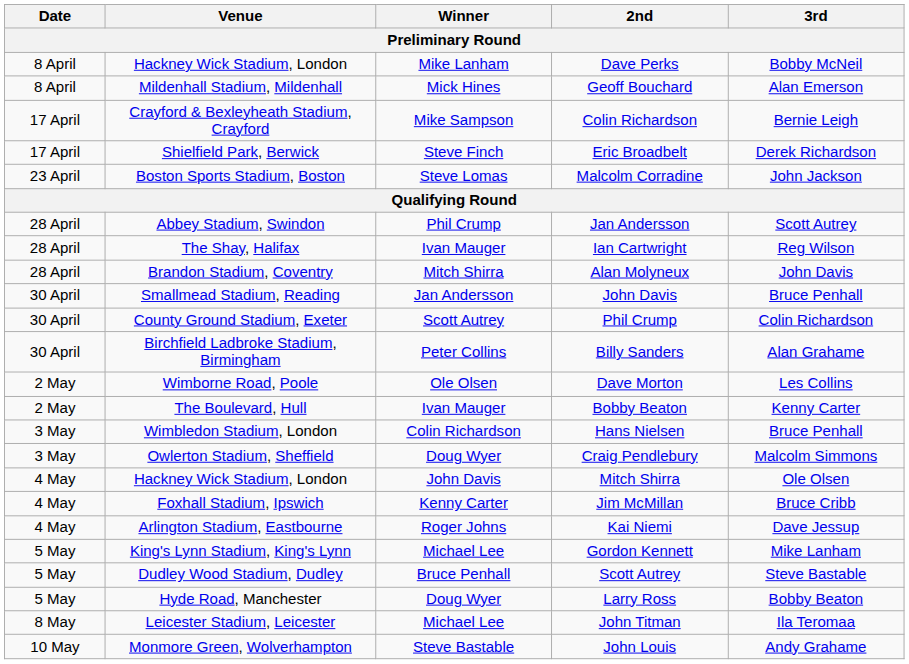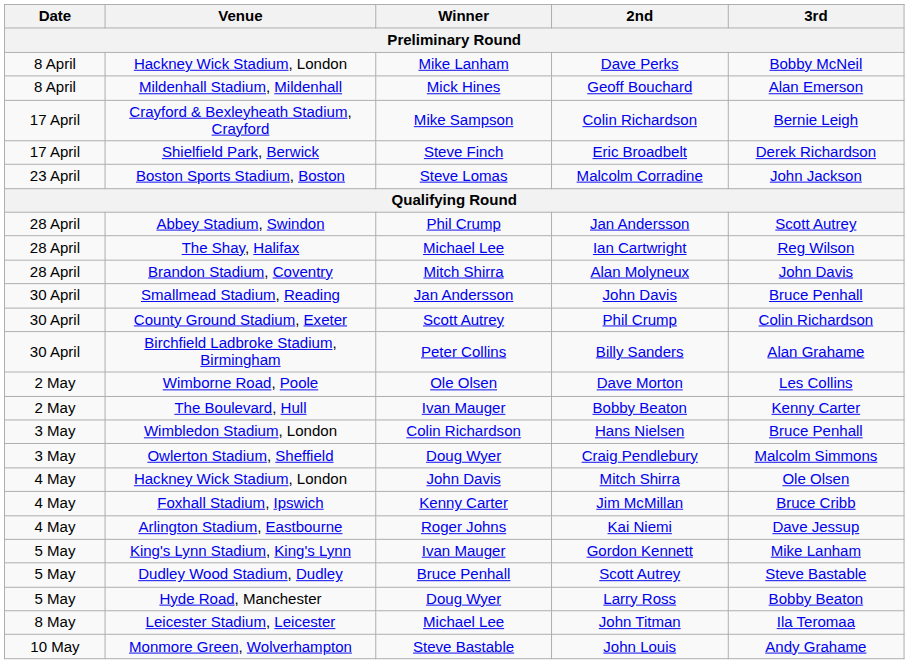(464, 248) Ivan Mauger -> (464, 248) Michael Lee
(464, 551) Michael Lee -> (464, 551) Ivan Mauger
